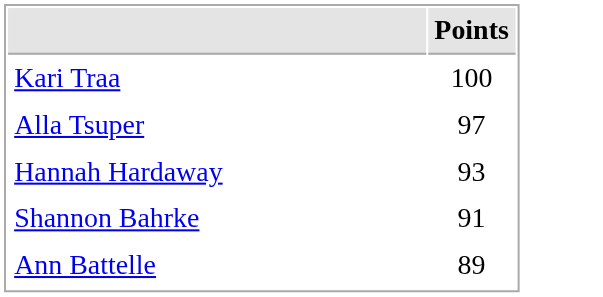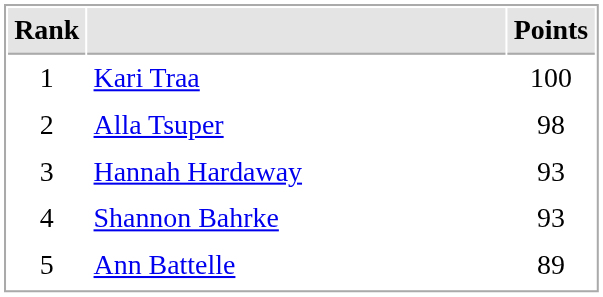+ column: (47, 29)
(472, 125) 97 -> (551, 125) 98
(472, 218) 91 -> (551, 218) 93
